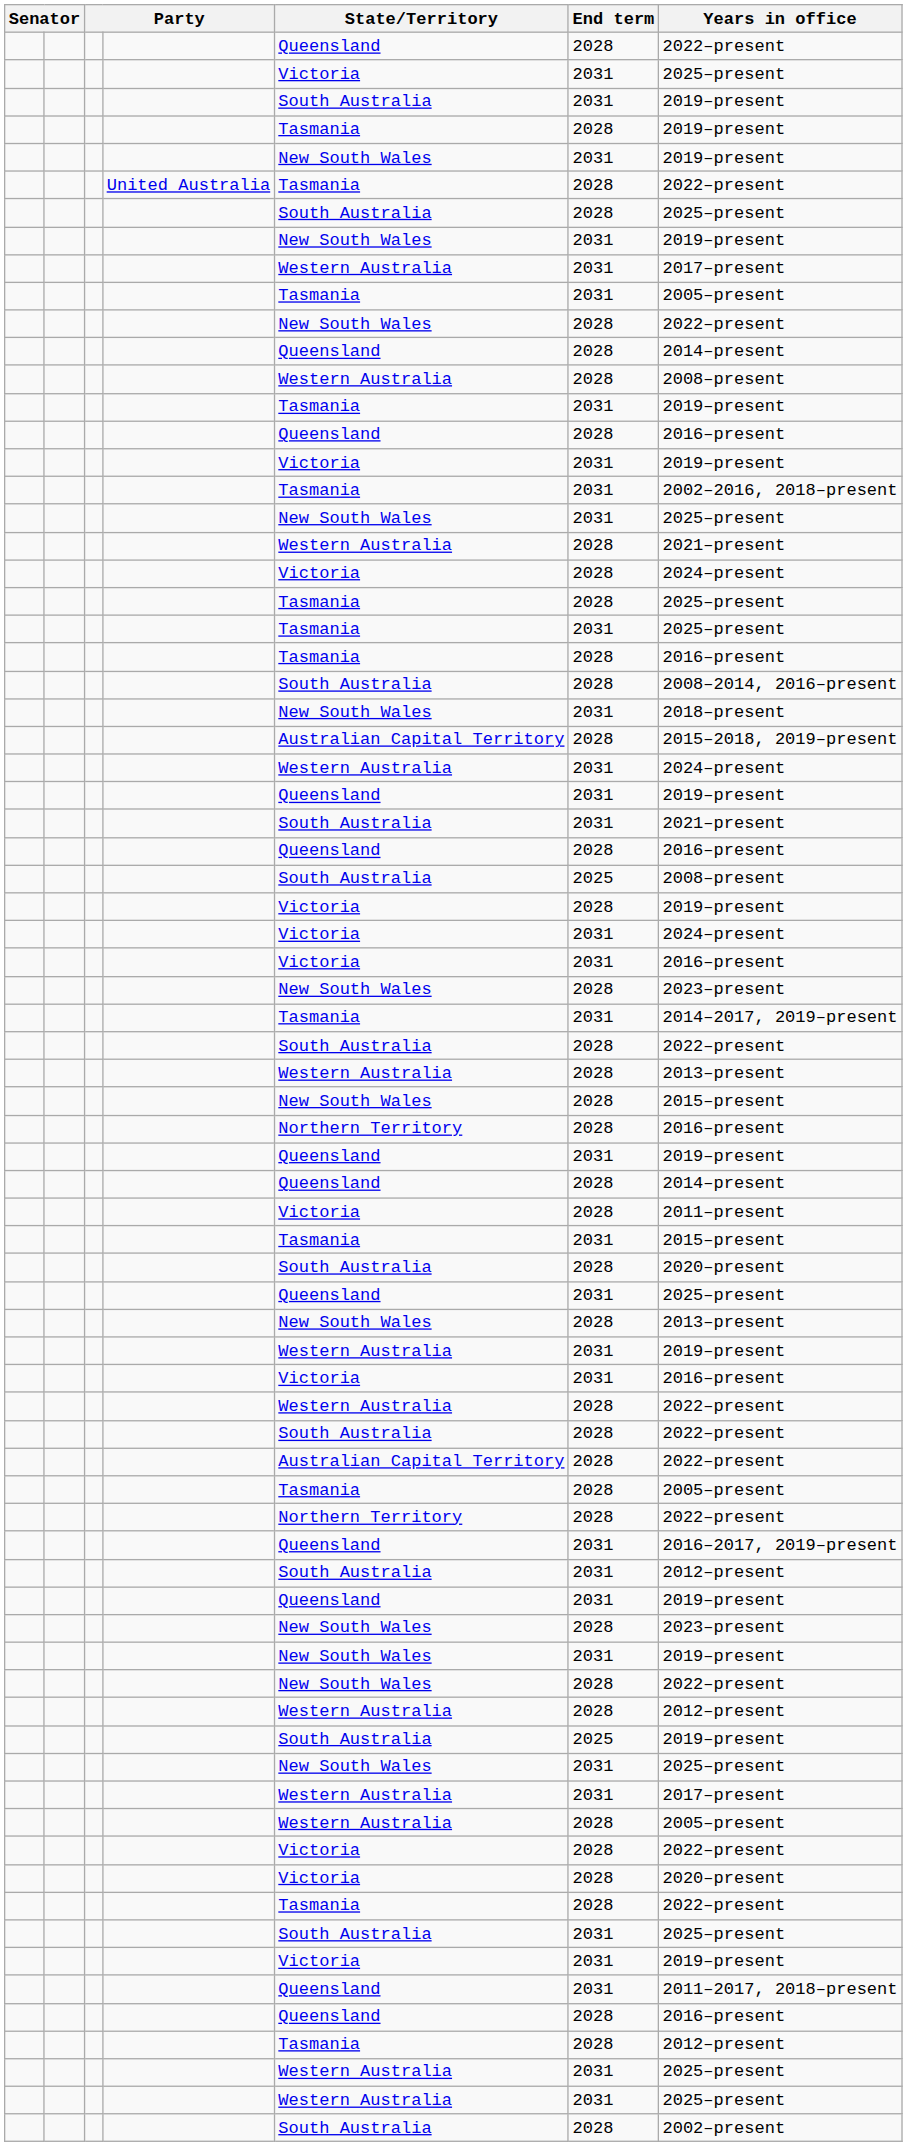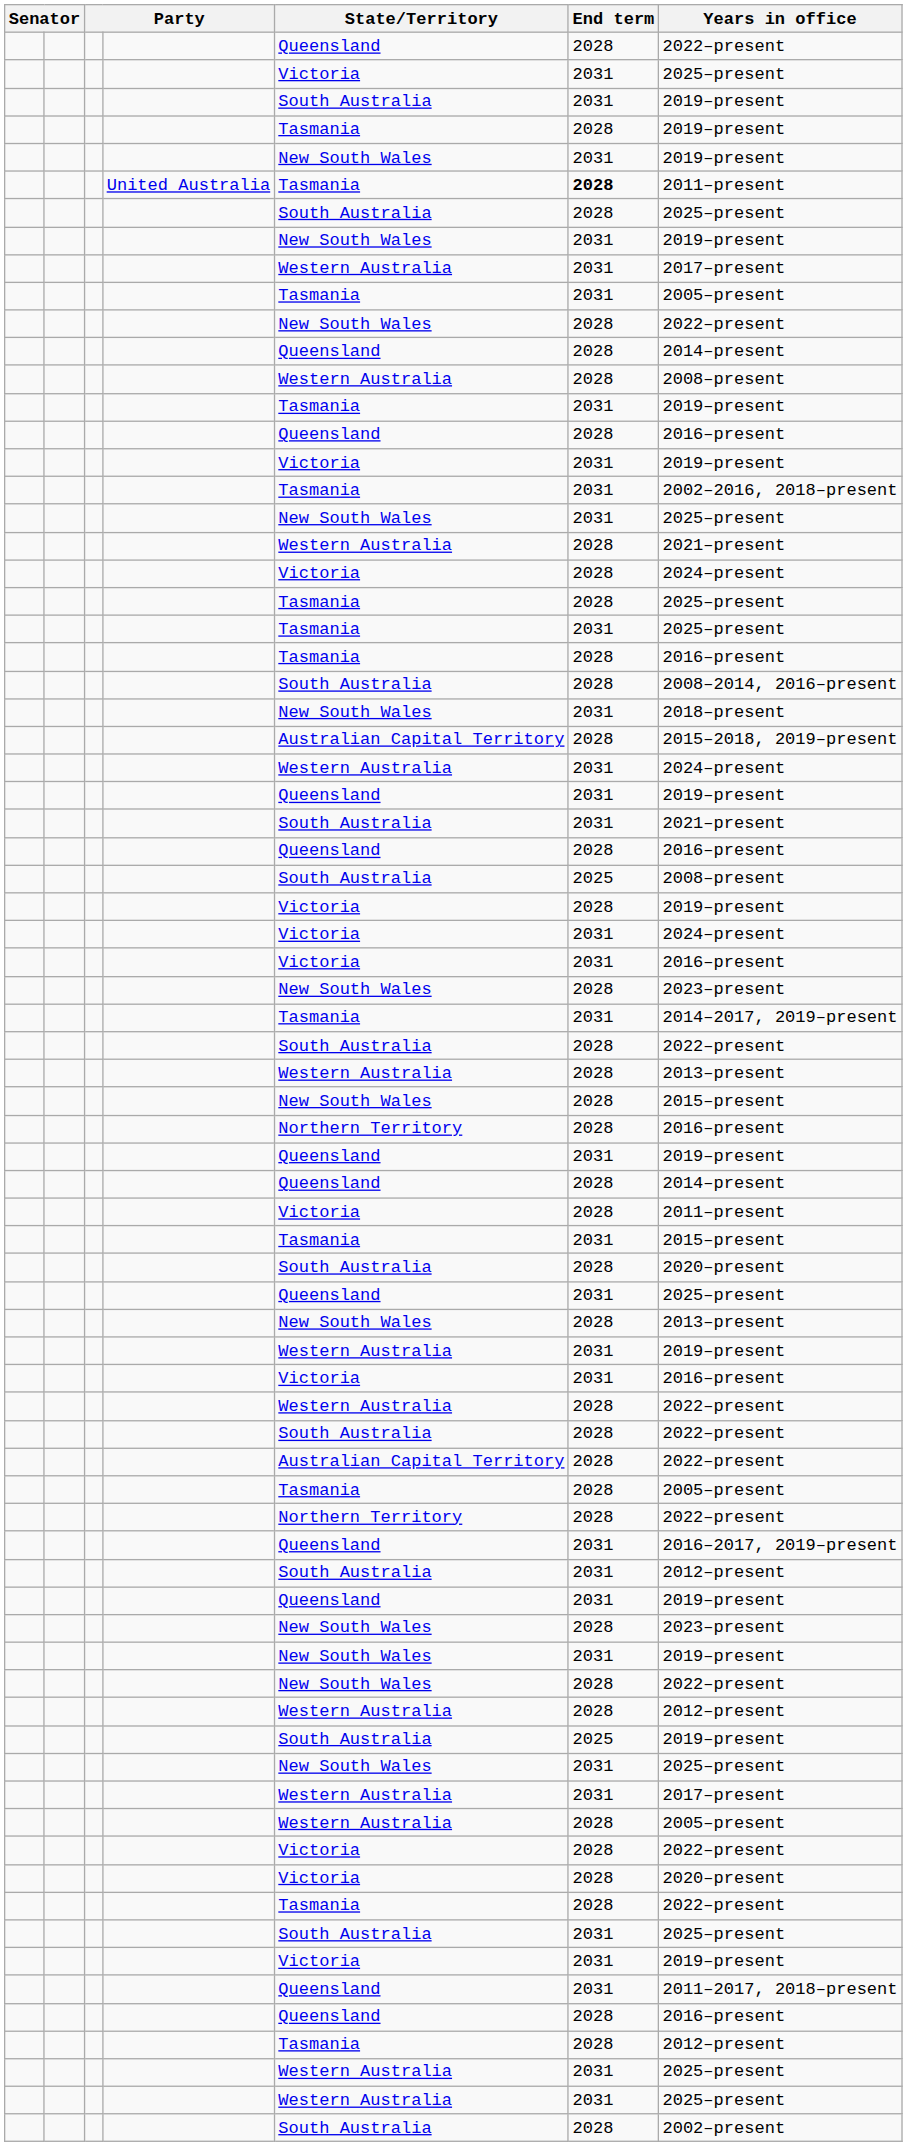(593, 185) normal -> (593, 185) bold
(724, 185) 2022–present -> (724, 185) 2011–present
